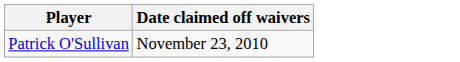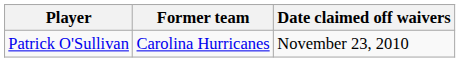+ column: (203, 17)
